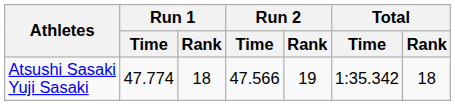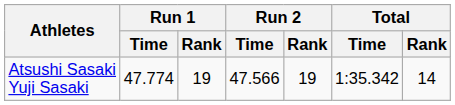(202, 79) 18 -> (202, 79) 19
(427, 79) 18 -> (427, 79) 14
